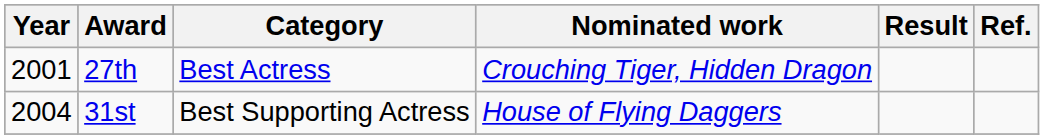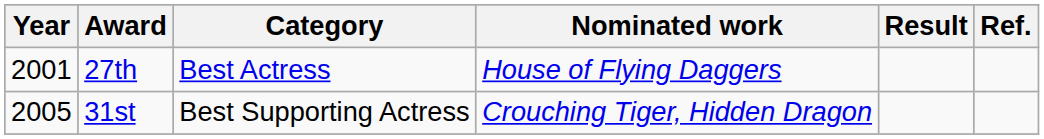(677, 69) Crouching Tiger, Hidden Dragon -> (632, 69) House of Flying Daggers
(41, 112) 2004 -> (41, 112) 2005
(632, 112) House of Flying Daggers -> (677, 112) Crouching Tiger, Hidden Dragon
